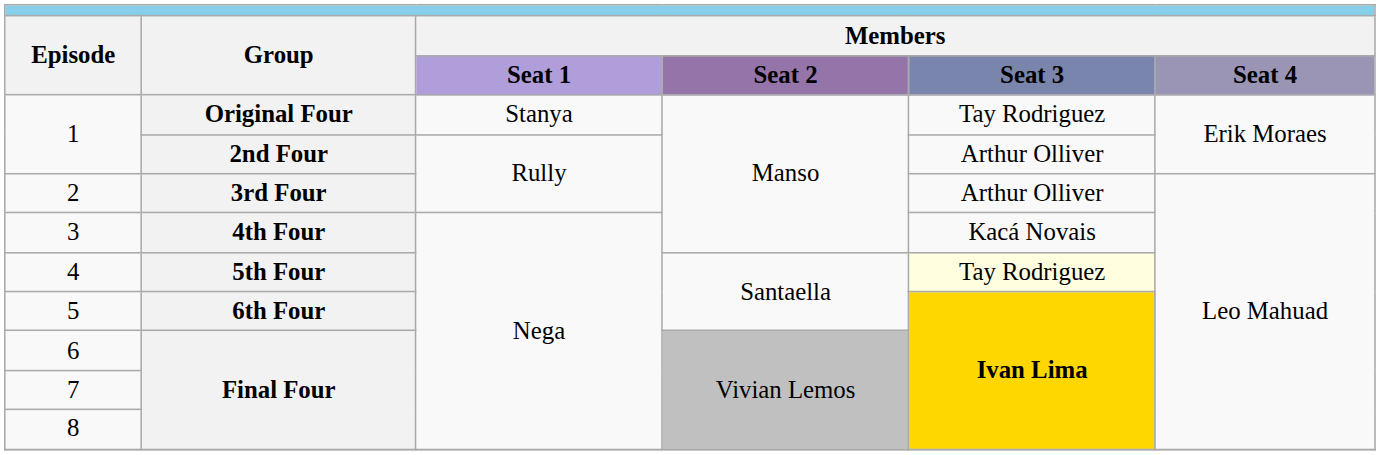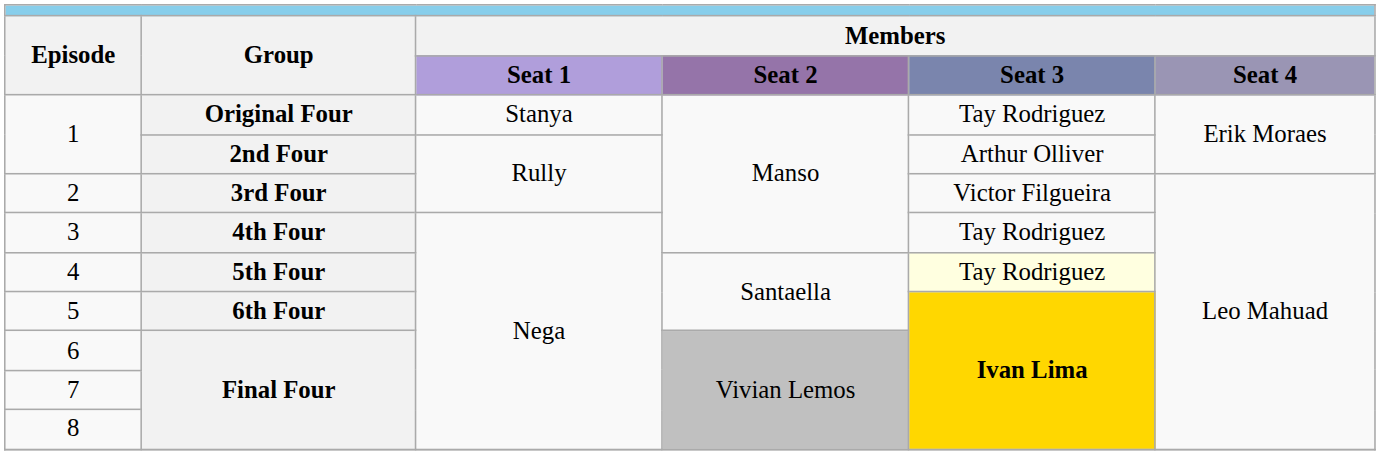(1032, 192) Arthur Olliver -> (1032, 192) Victor Filgueira
(1032, 232) Kacá Novais -> (1032, 232) Tay Rodriguez
